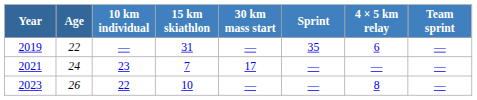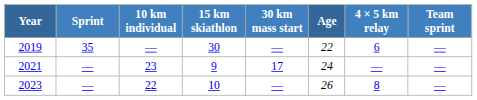columns swapped: (74, 21) <-> (313, 21)
(187, 47) 31 -> (214, 47) 30
(187, 66) 7 -> (214, 66) 9
